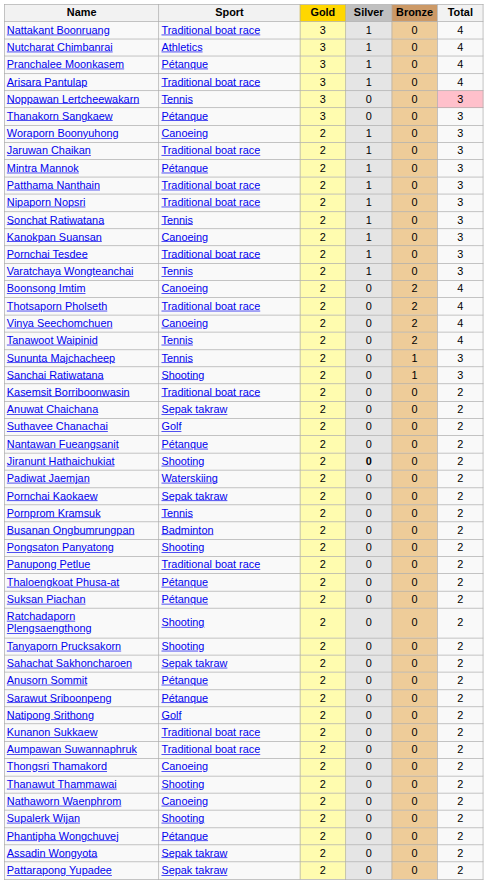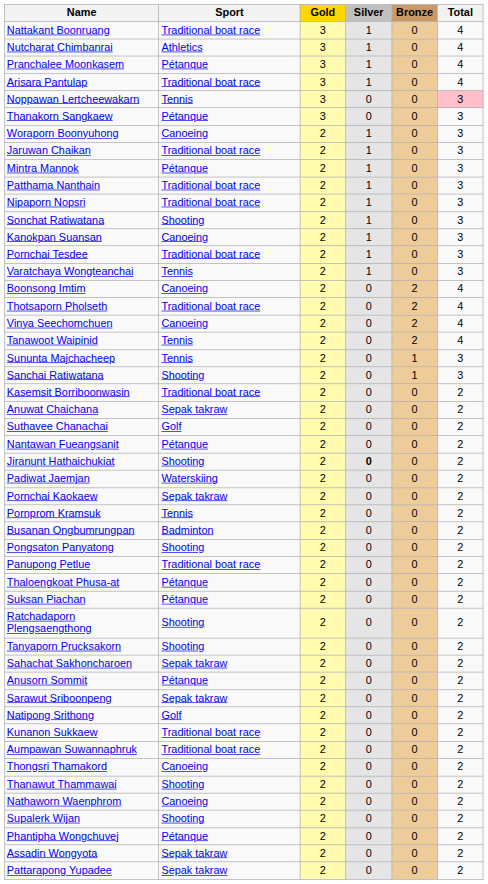(177, 220) Tennis -> (183, 220) Shooting
(185, 698) Pétanque -> (194, 698) Sepak takraw
